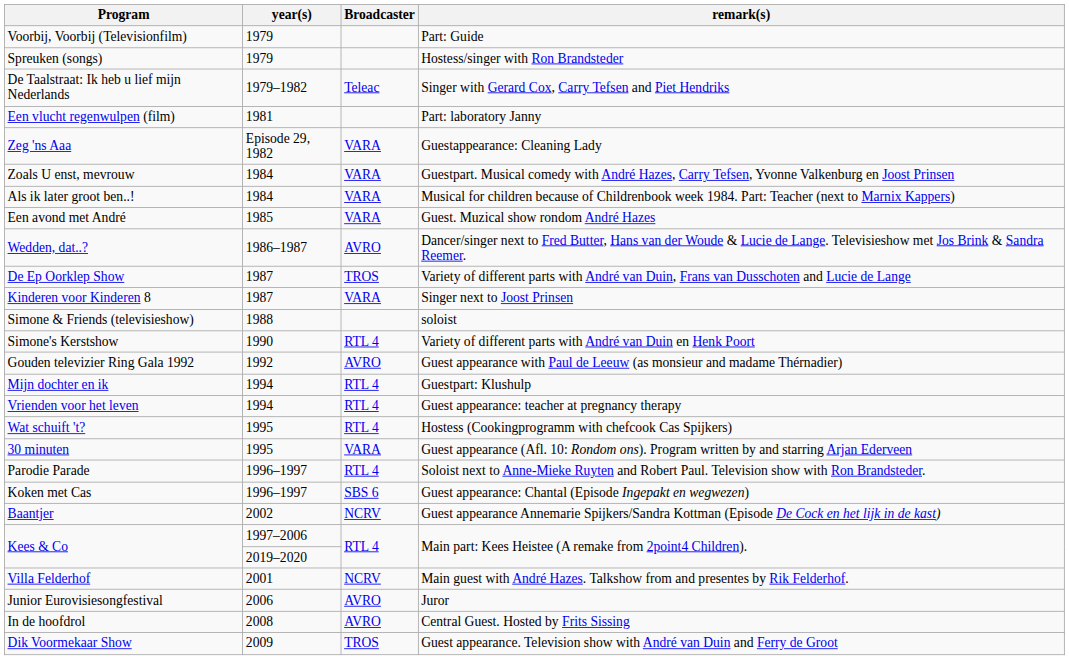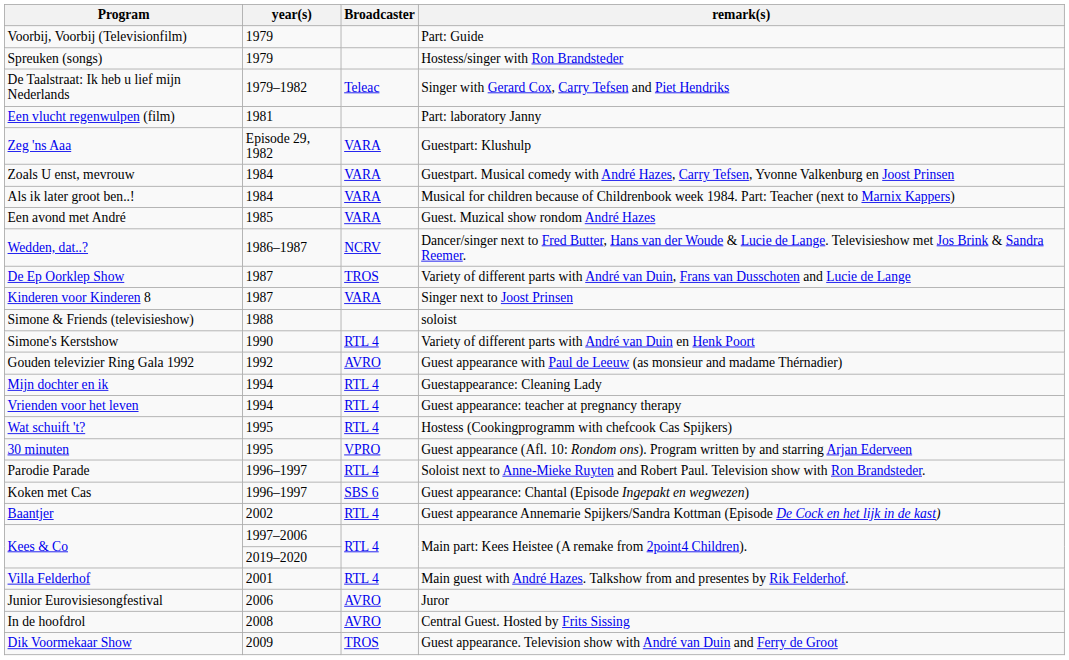(511, 146) Guestappearance: Cleaning Lady -> (476, 146) Guestpart: Klushulp
(363, 247) AVRO -> (362, 247) NCRV
(476, 384) Guestpart: Klushulp -> (511, 384) Guestappearance: Cleaning Lady
(363, 449) VARA -> (362, 449) VPRO
(362, 514) NCRV -> (361, 514) RTL 4
(362, 578) NCRV -> (361, 578) RTL 4
